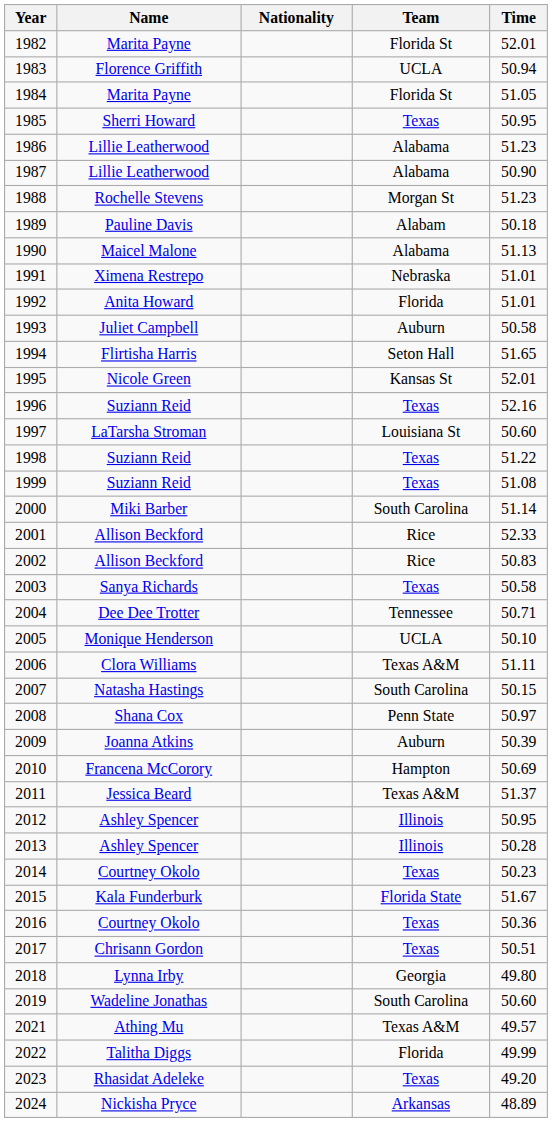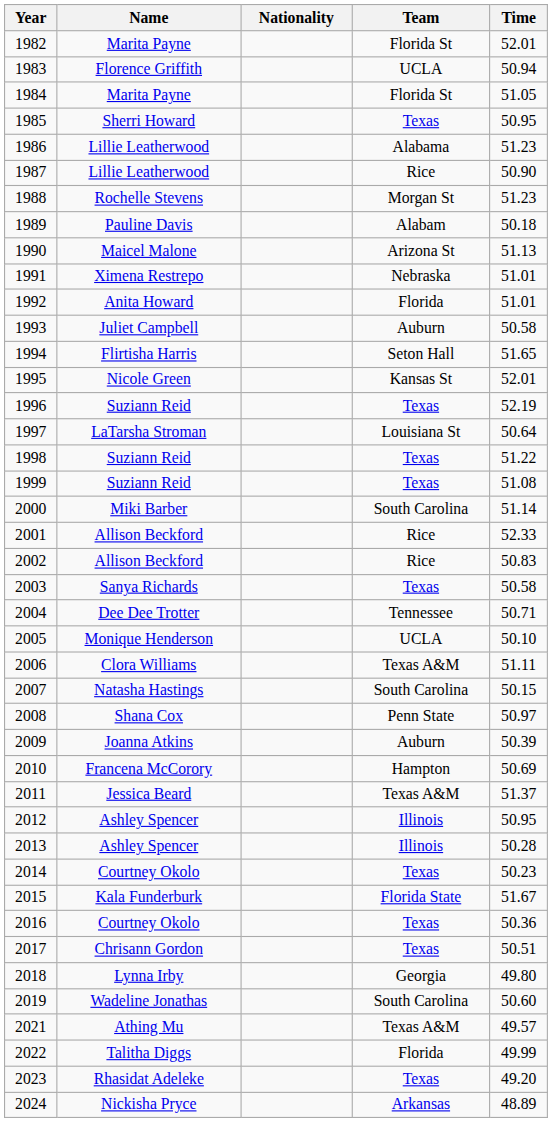(421, 173) Alabama -> (421, 173) Rice
(421, 250) Alabama -> (421, 250) Arizona St
(519, 406) 52.16 -> (519, 406) 52.19
(519, 432) 50.60 -> (519, 432) 50.64
